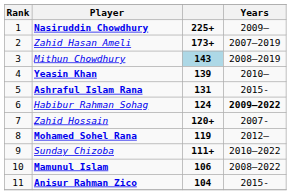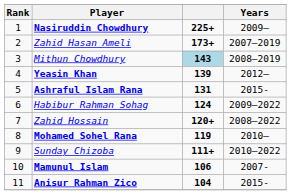(255, 74) 2010– -> (255, 74) 2012–
(255, 105) bold -> (255, 105) normal
(255, 120) 2007- -> (255, 120) 2008–2022
(255, 136) 2012– -> (255, 136) 2010–
(255, 167) 2008–2022 -> (255, 167) 2007-
